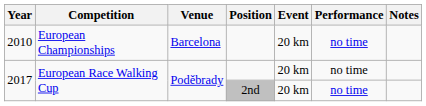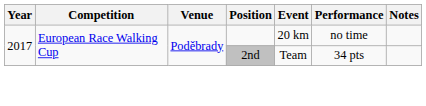- row: (20, 42)
(293, 90) 20 km -> (293, 55) Team
(349, 90) no time -> (349, 55) 34 pts
